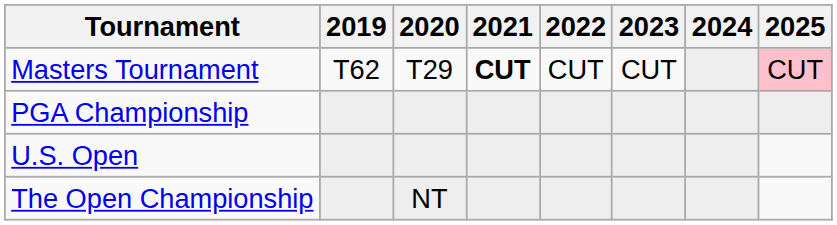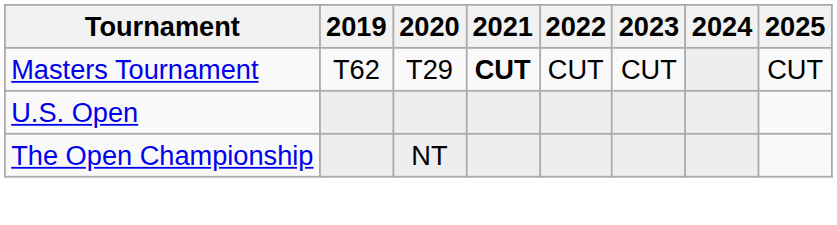(795, 70) pink background -> (795, 70) no background
- row: (130, 113)
